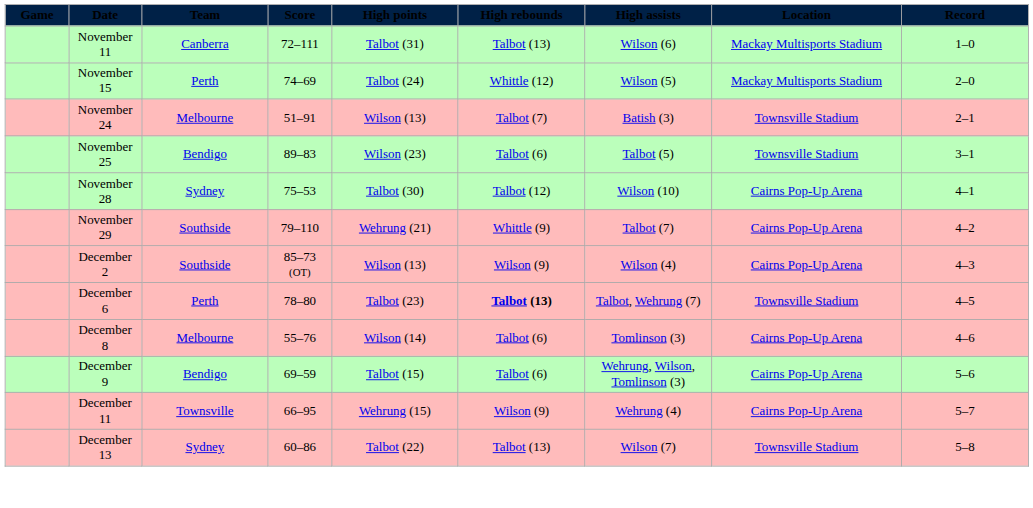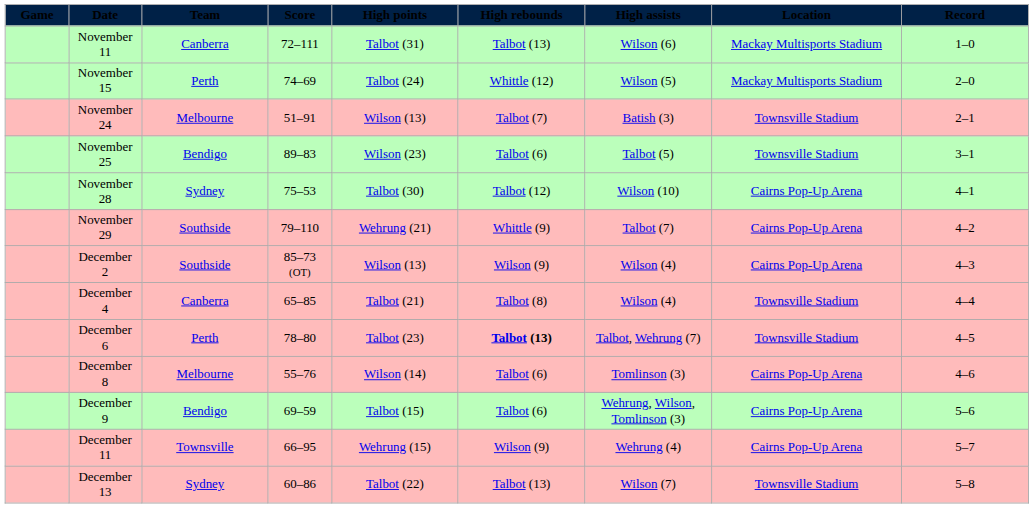+ row: (105, 301)
